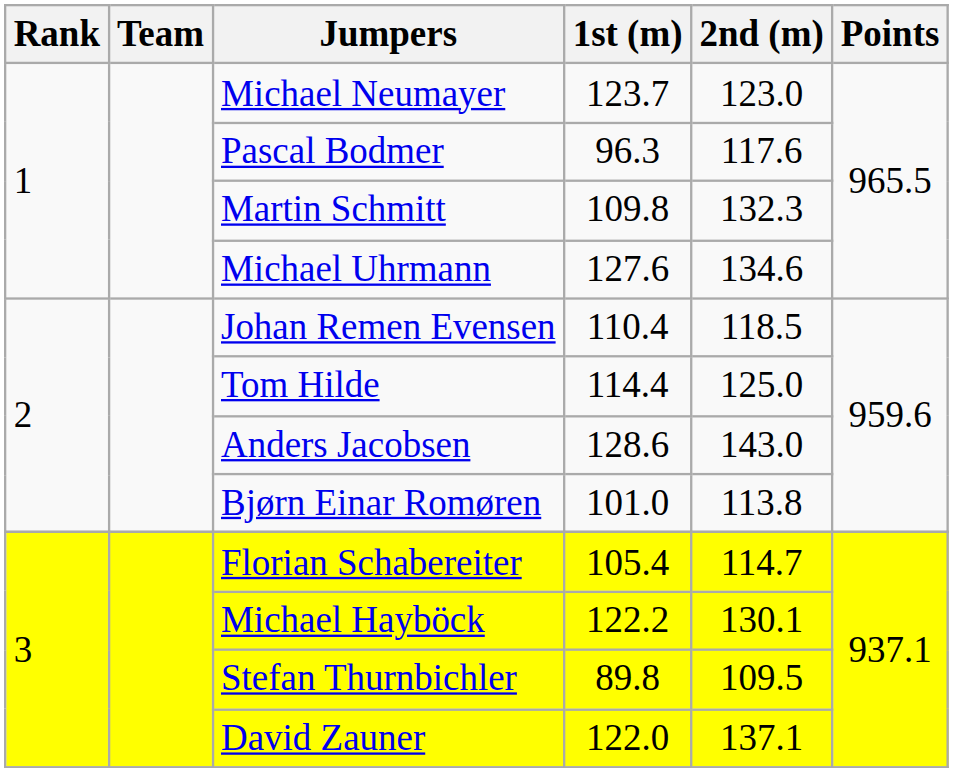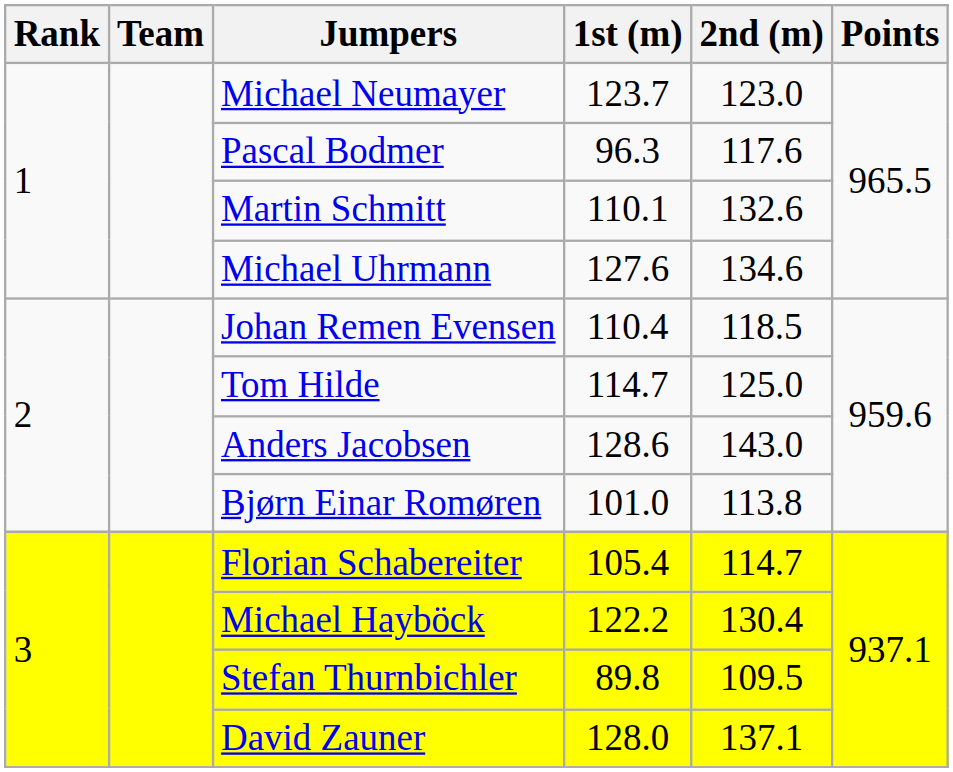(628, 209) 109.8 -> (628, 209) 110.1
(762, 209) 132.3 -> (762, 209) 132.6
(628, 385) 114.4 -> (628, 385) 114.7
(762, 619) 130.1 -> (762, 619) 130.4
(628, 737) 122.0 -> (628, 737) 128.0
